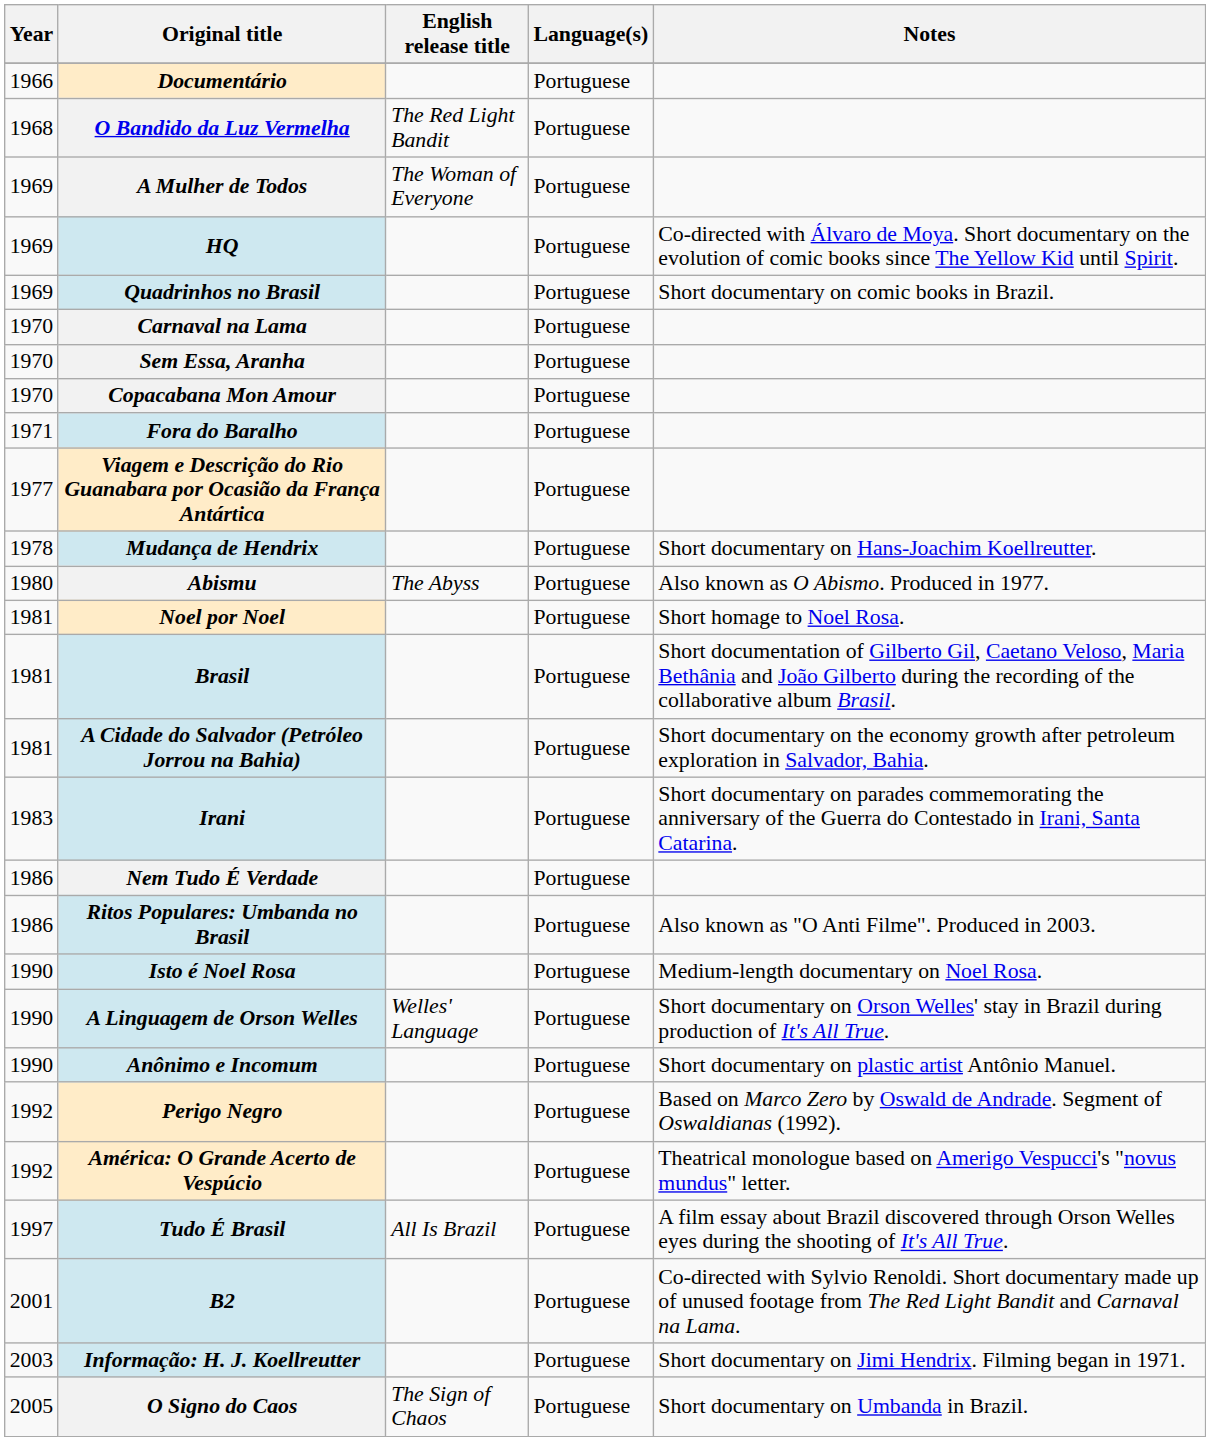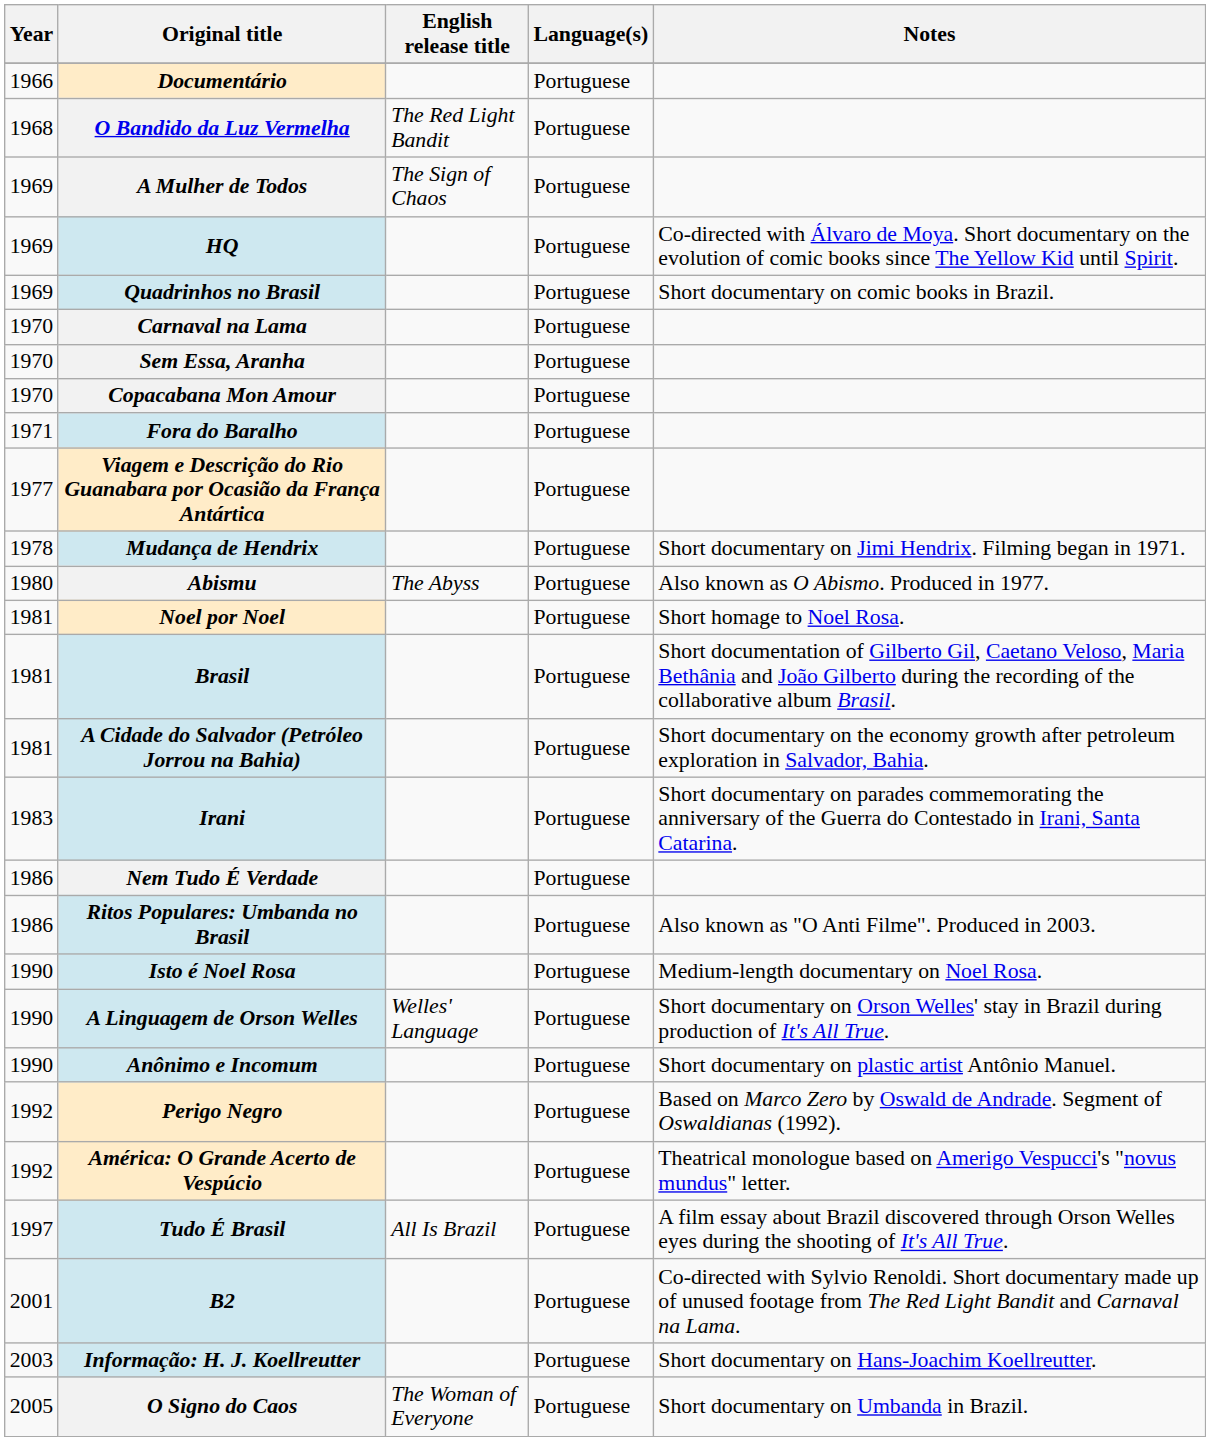(454, 186) The Woman of Everyone -> (441, 186) The Sign of Chaos
(877, 548) Short documentary on Hans-Joachim Koellreutter. -> (922, 548) Short documentary on Jimi Hendrix. Filming began in 1971.
(922, 1359) Short documentary on Jimi Hendrix. Filming began in 1971. -> (877, 1359) Short documentary on Hans-Joachim Koellreutter.
(441, 1406) The Sign of Chaos -> (454, 1406) The Woman of Everyone
